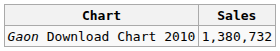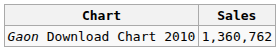(237, 36) 1,380,732 -> (237, 36) 1,360,762
